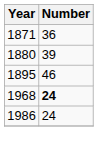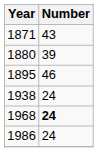(49, 34) 36 -> (49, 34) 43
+ row: (22, 95)
